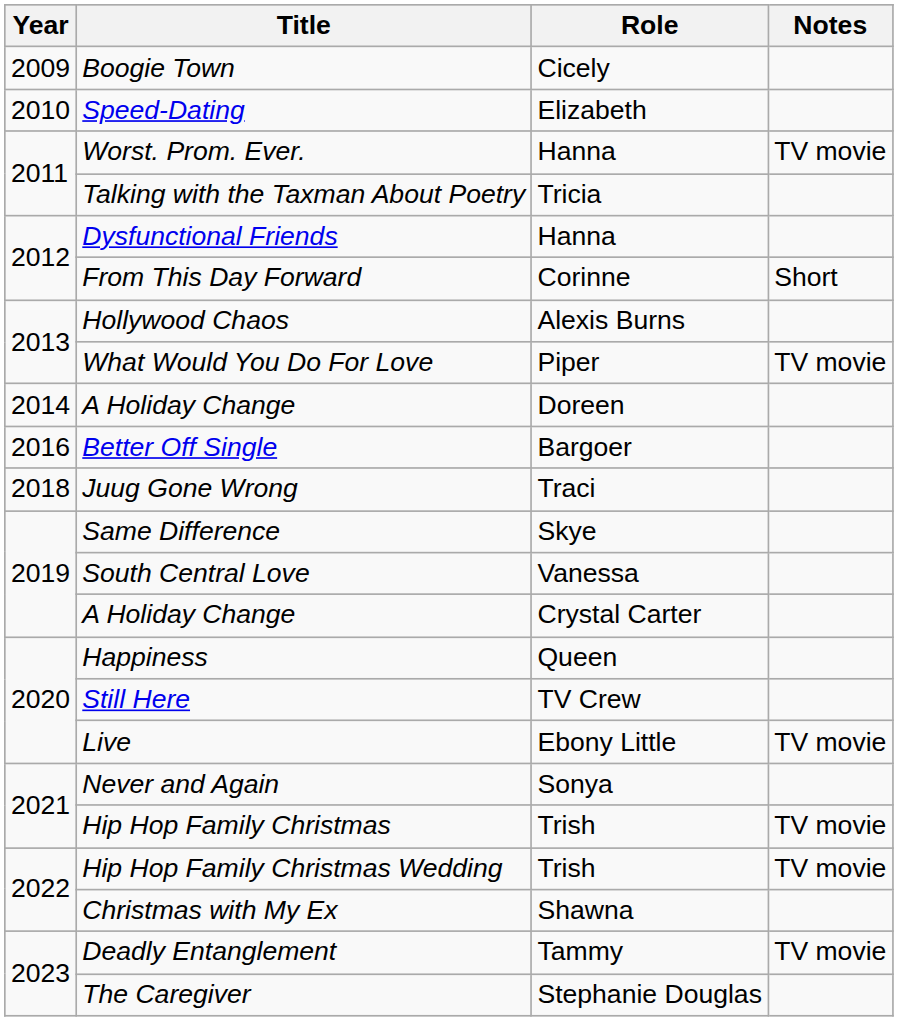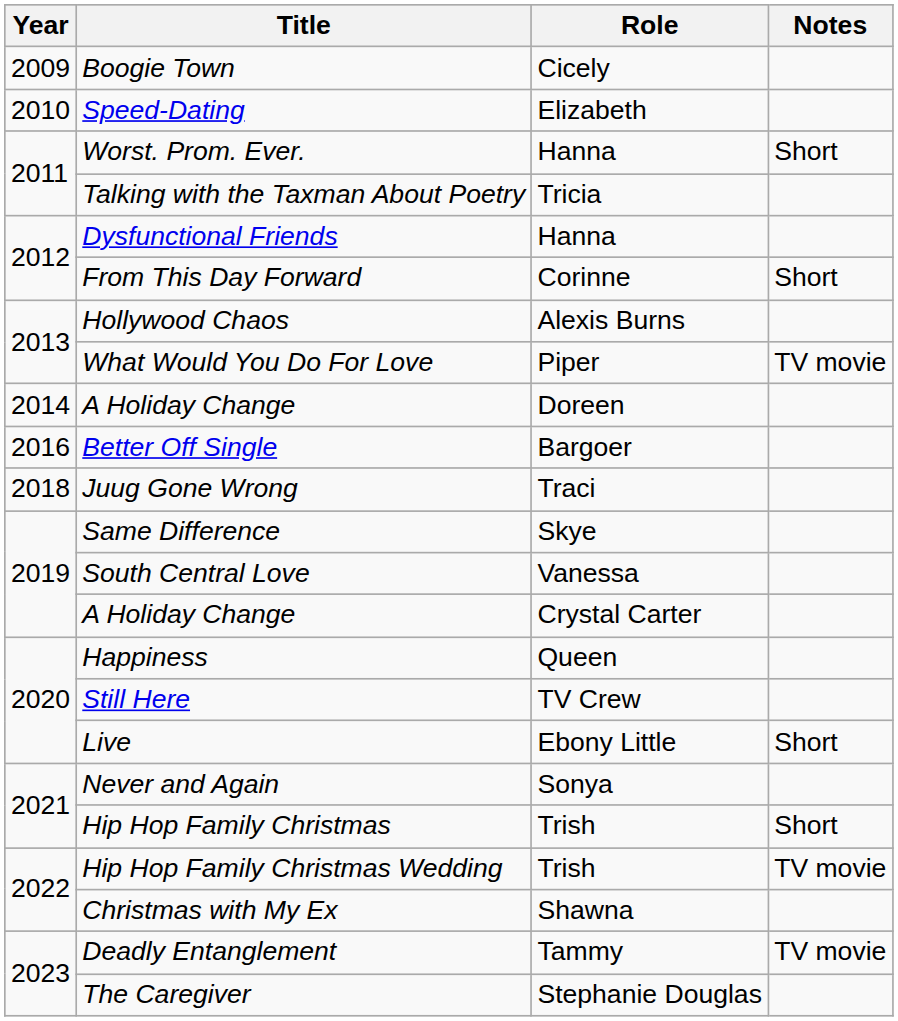(830, 151) TV movie -> (806, 151) Short
(830, 741) TV movie -> (806, 741) Short
(830, 825) TV movie -> (806, 825) Short
